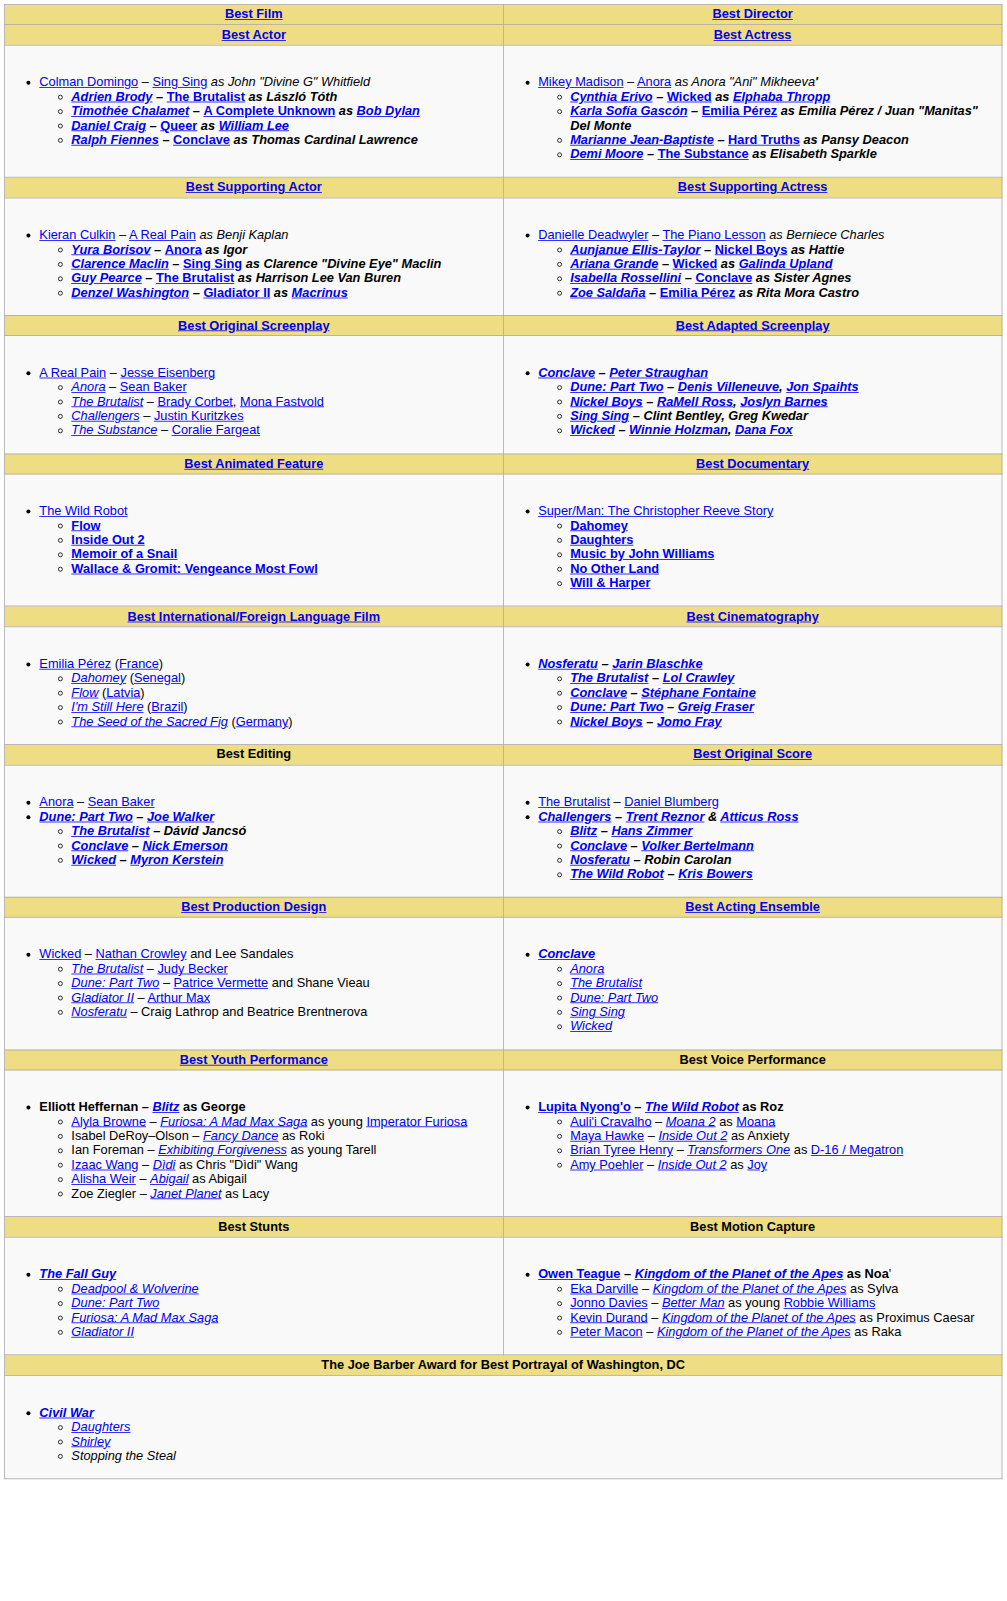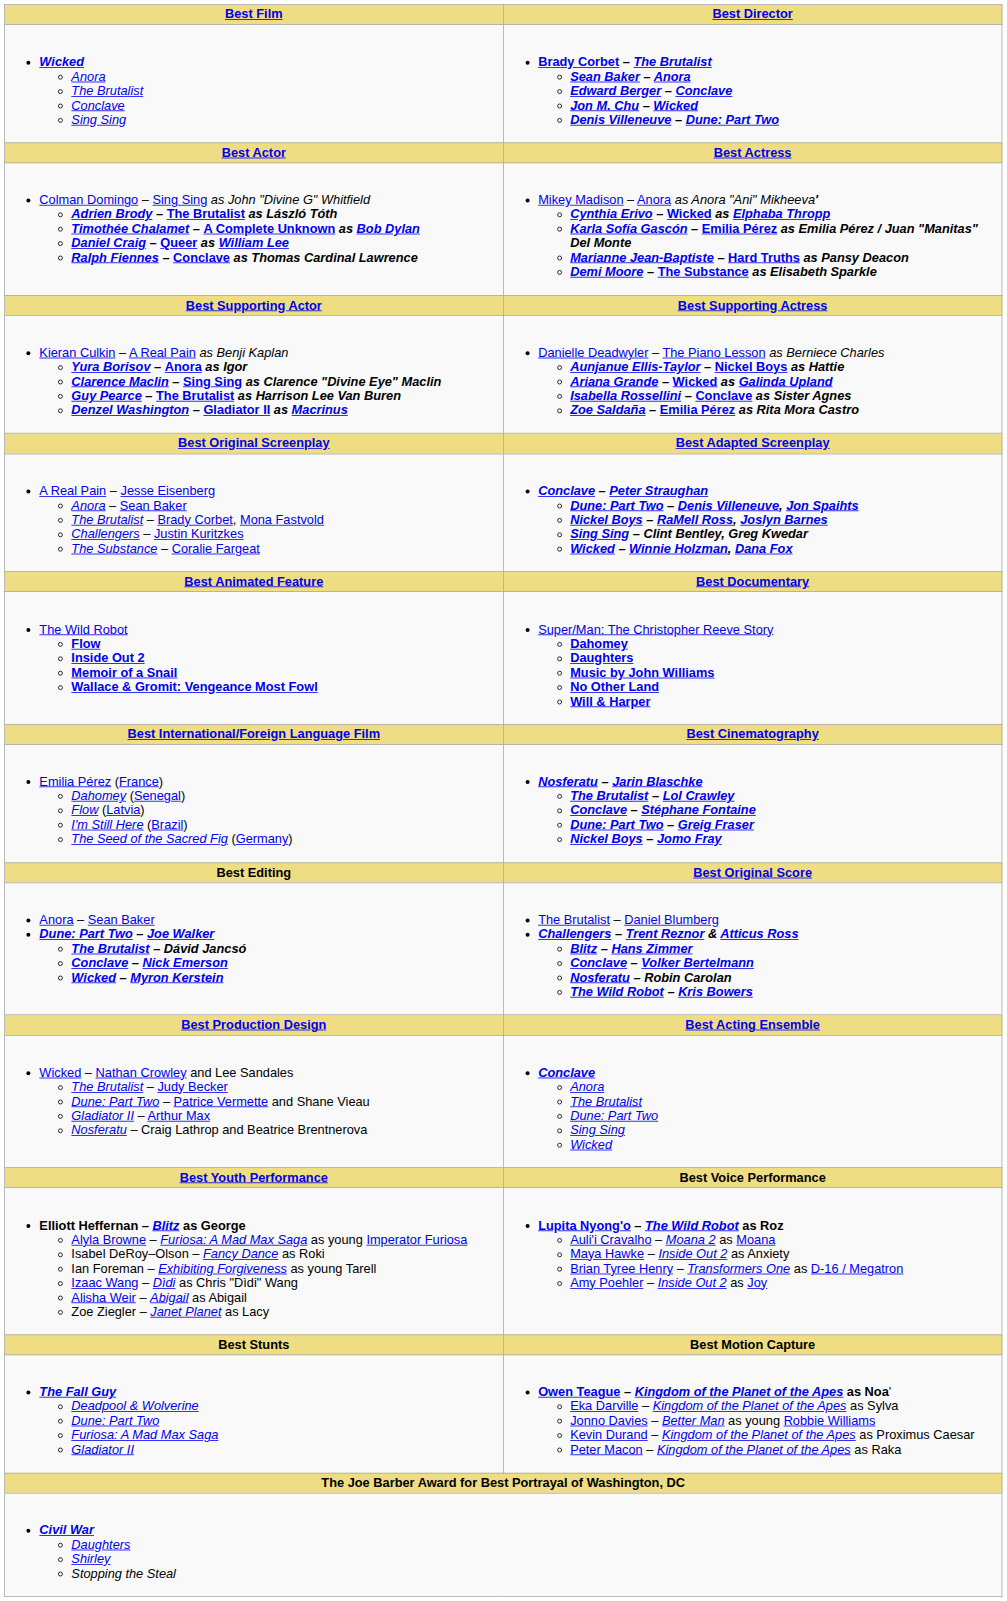+ row: (254, 91)
